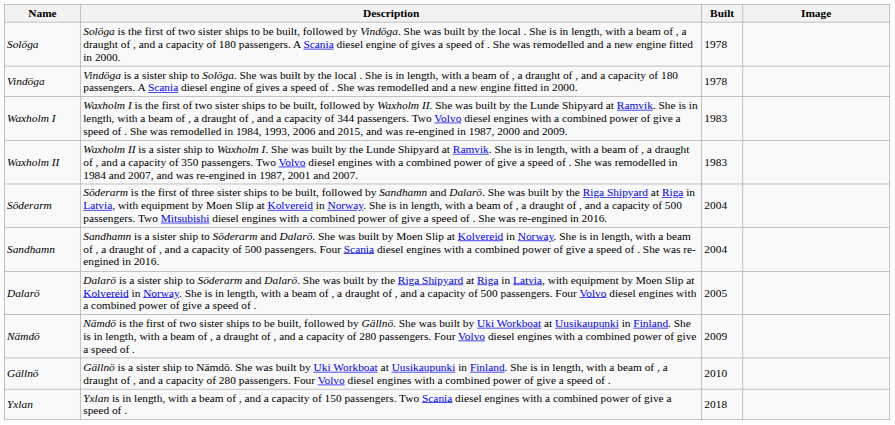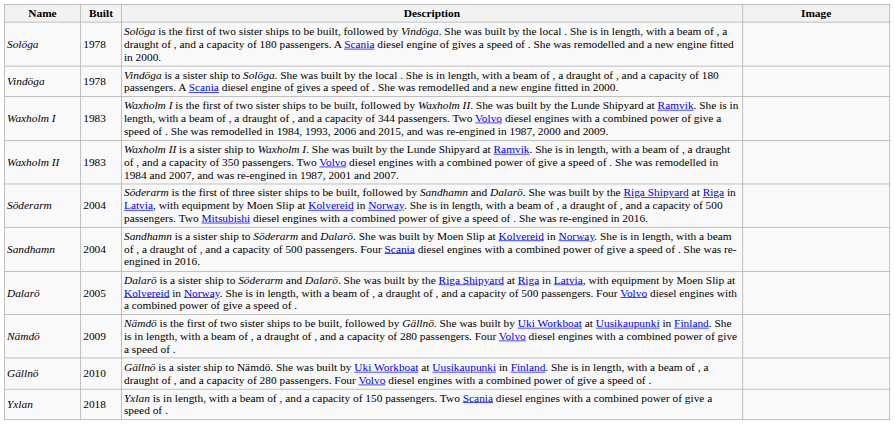columns swapped: (722, 13) <-> (391, 13)
